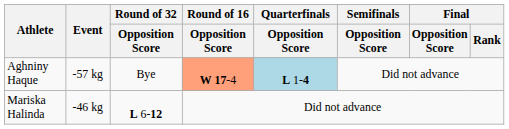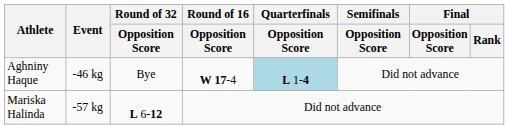(88, 74) -57 kg -> (88, 74) -46 kg
(218, 81) lightsalmon background -> (218, 81) no background
(88, 107) -46 kg -> (88, 107) -57 kg
